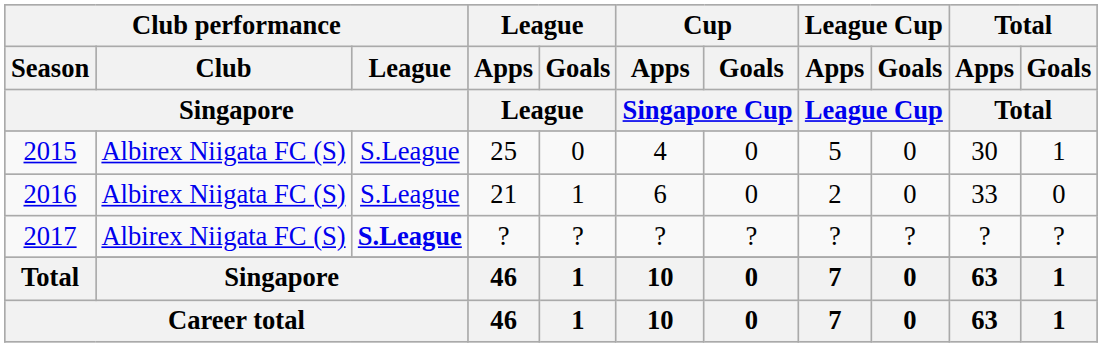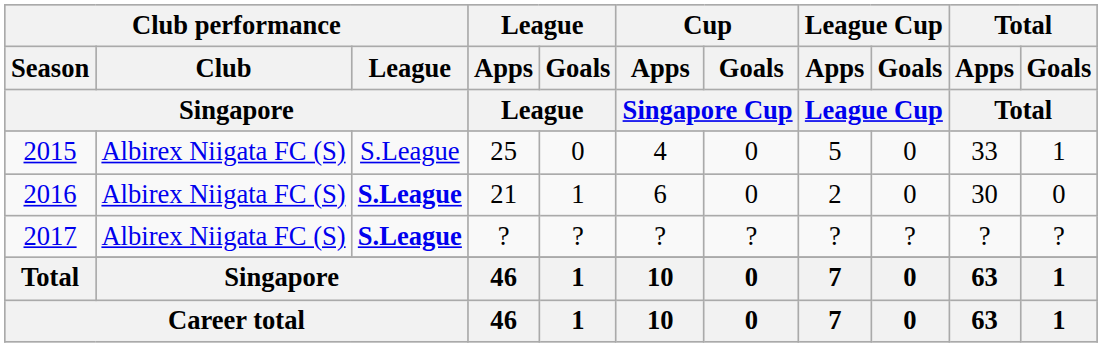(985, 151) 30 -> (985, 151) 33
(410, 194) normal -> (410, 194) bold
(985, 194) 33 -> (985, 194) 30
